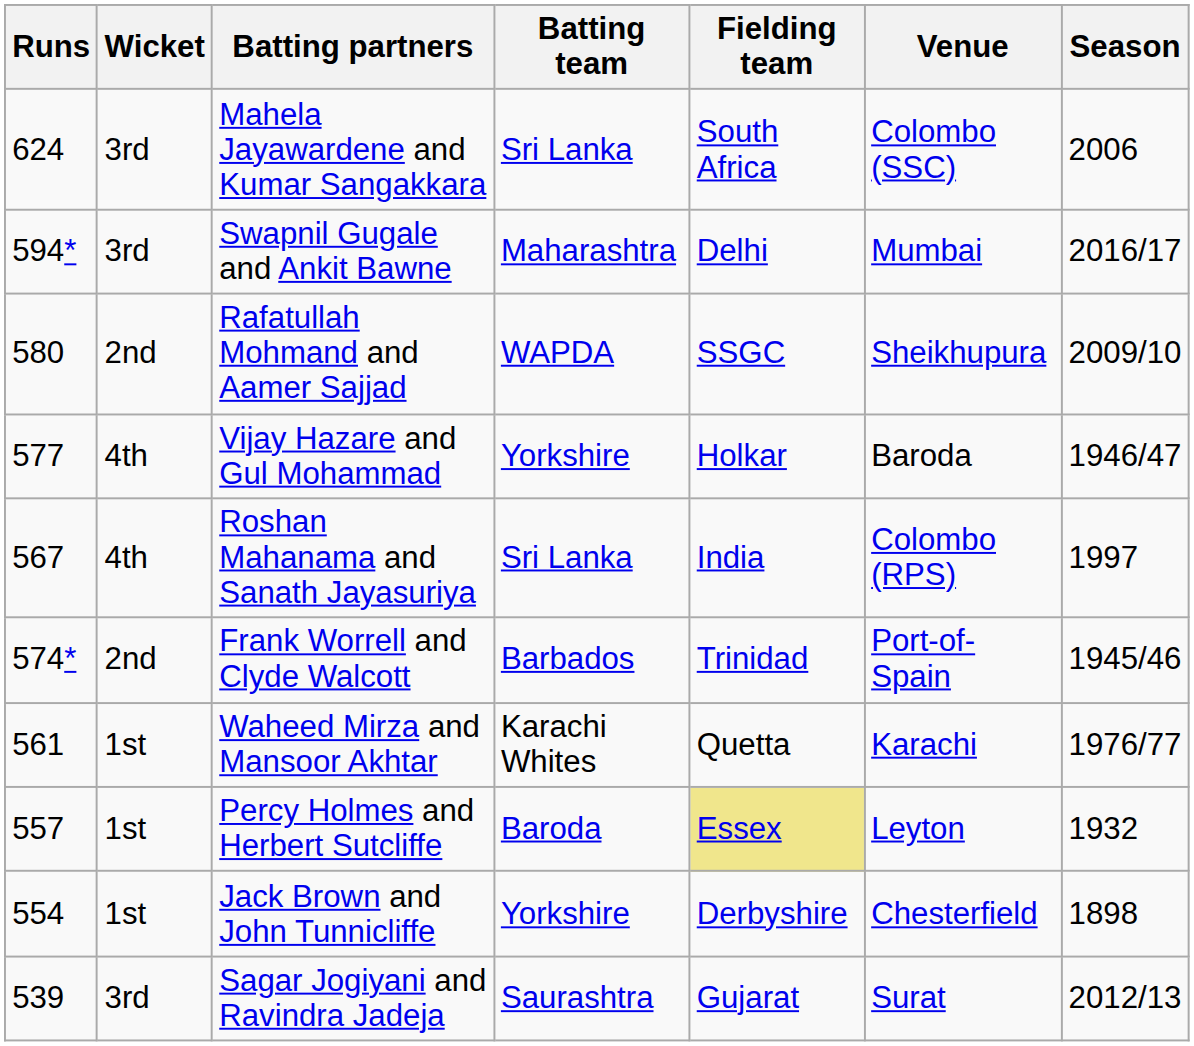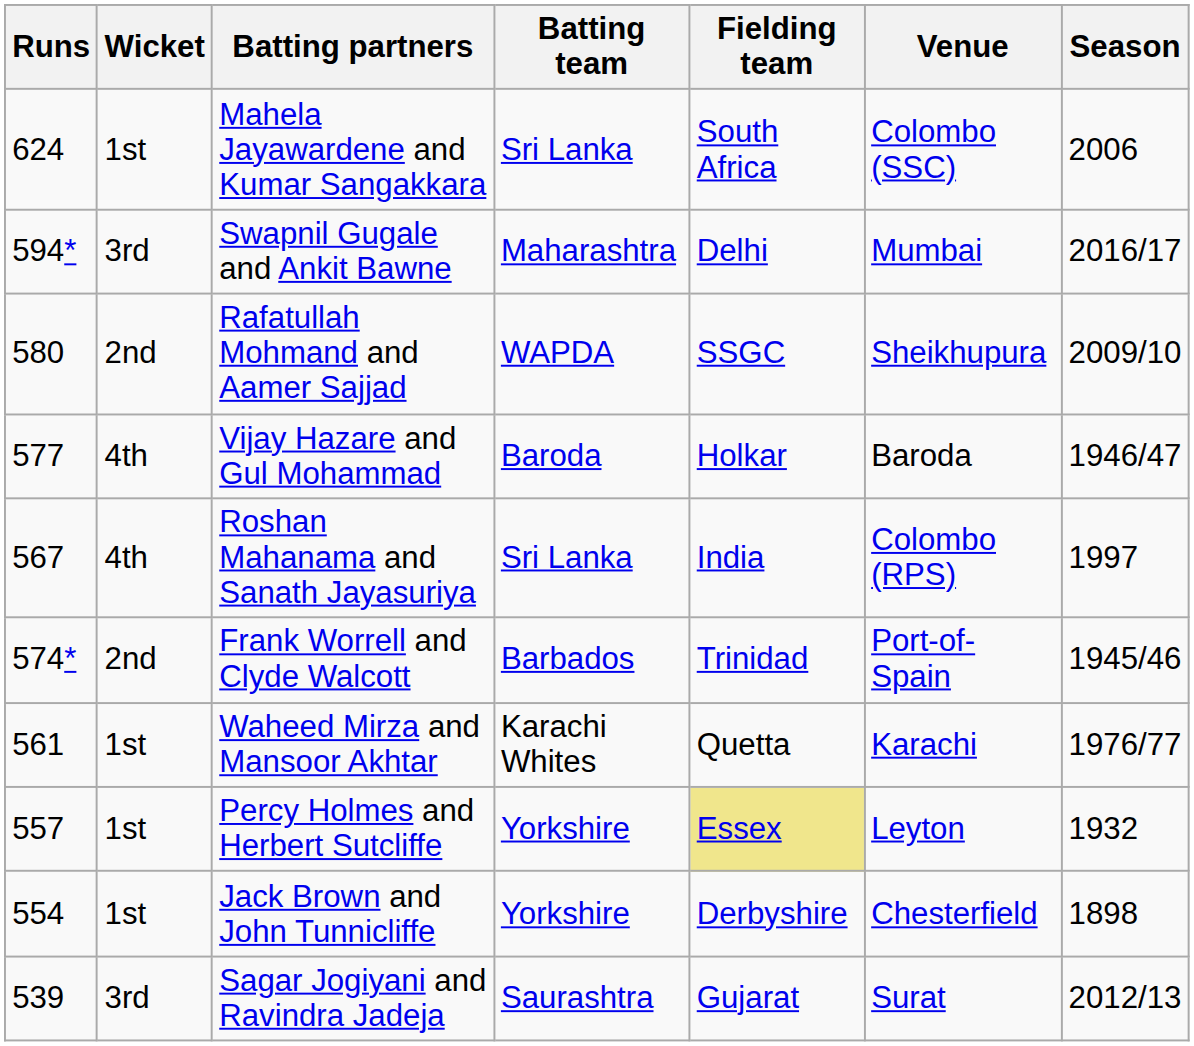(127, 148) 3rd -> (125, 148) 1st
(565, 455) Yorkshire -> (551, 455) Baroda
(551, 828) Baroda -> (565, 828) Yorkshire
